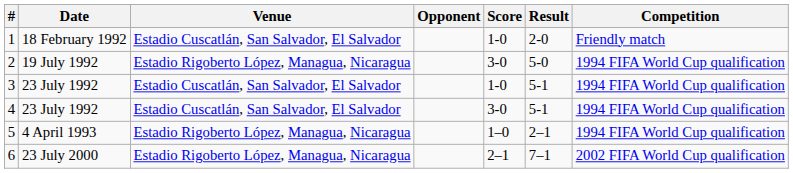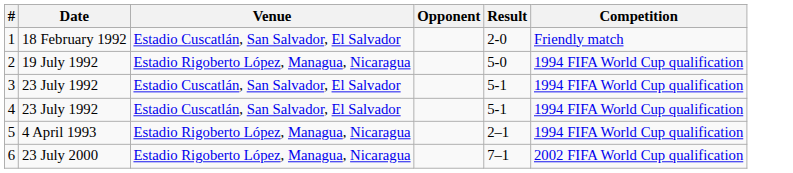- column: (505, 16)
